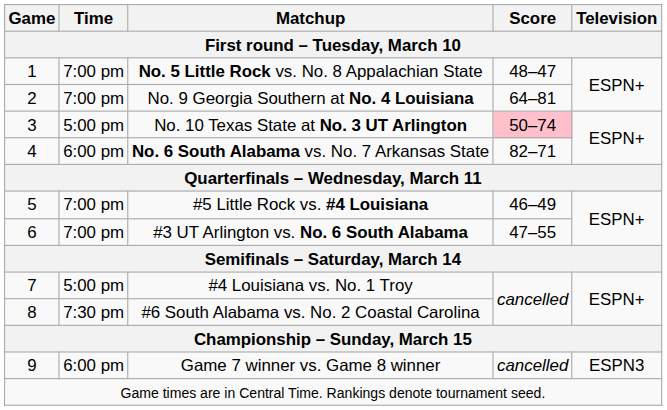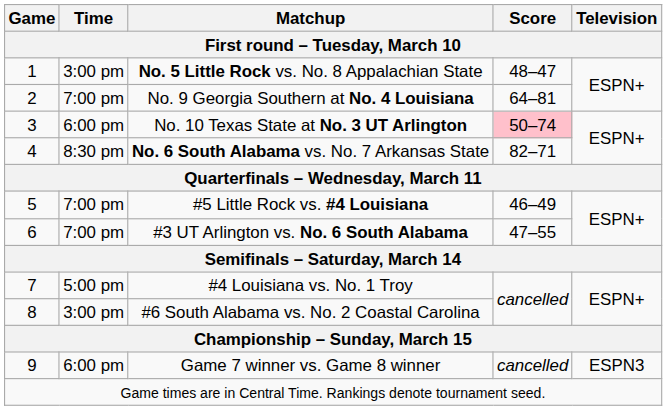(94, 72) 7:00 pm -> (94, 72) 3:00 pm
(94, 125) 5:00 pm -> (94, 125) 6:00 pm
(94, 152) 6:00 pm -> (94, 152) 8:30 pm
(94, 312) 7:30 pm -> (94, 312) 3:00 pm
